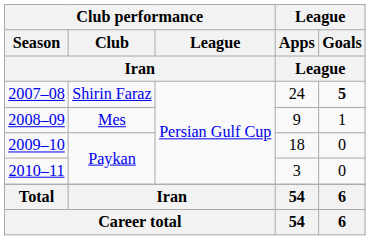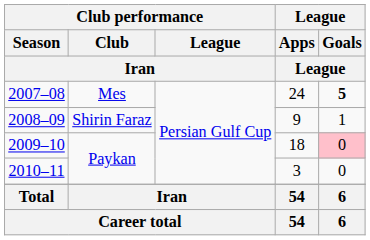(112, 94) Shirin Faraz -> (112, 94) Mes
(112, 119) Mes -> (112, 119) Shirin Faraz
(342, 145) no background -> (342, 145) pink background
